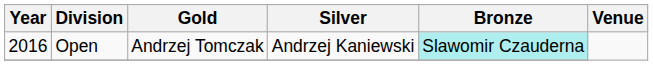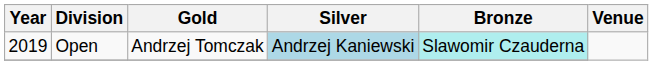(28, 45) 2016 -> (28, 45) 2019
(343, 45) no background -> (343, 45) lightblue background
